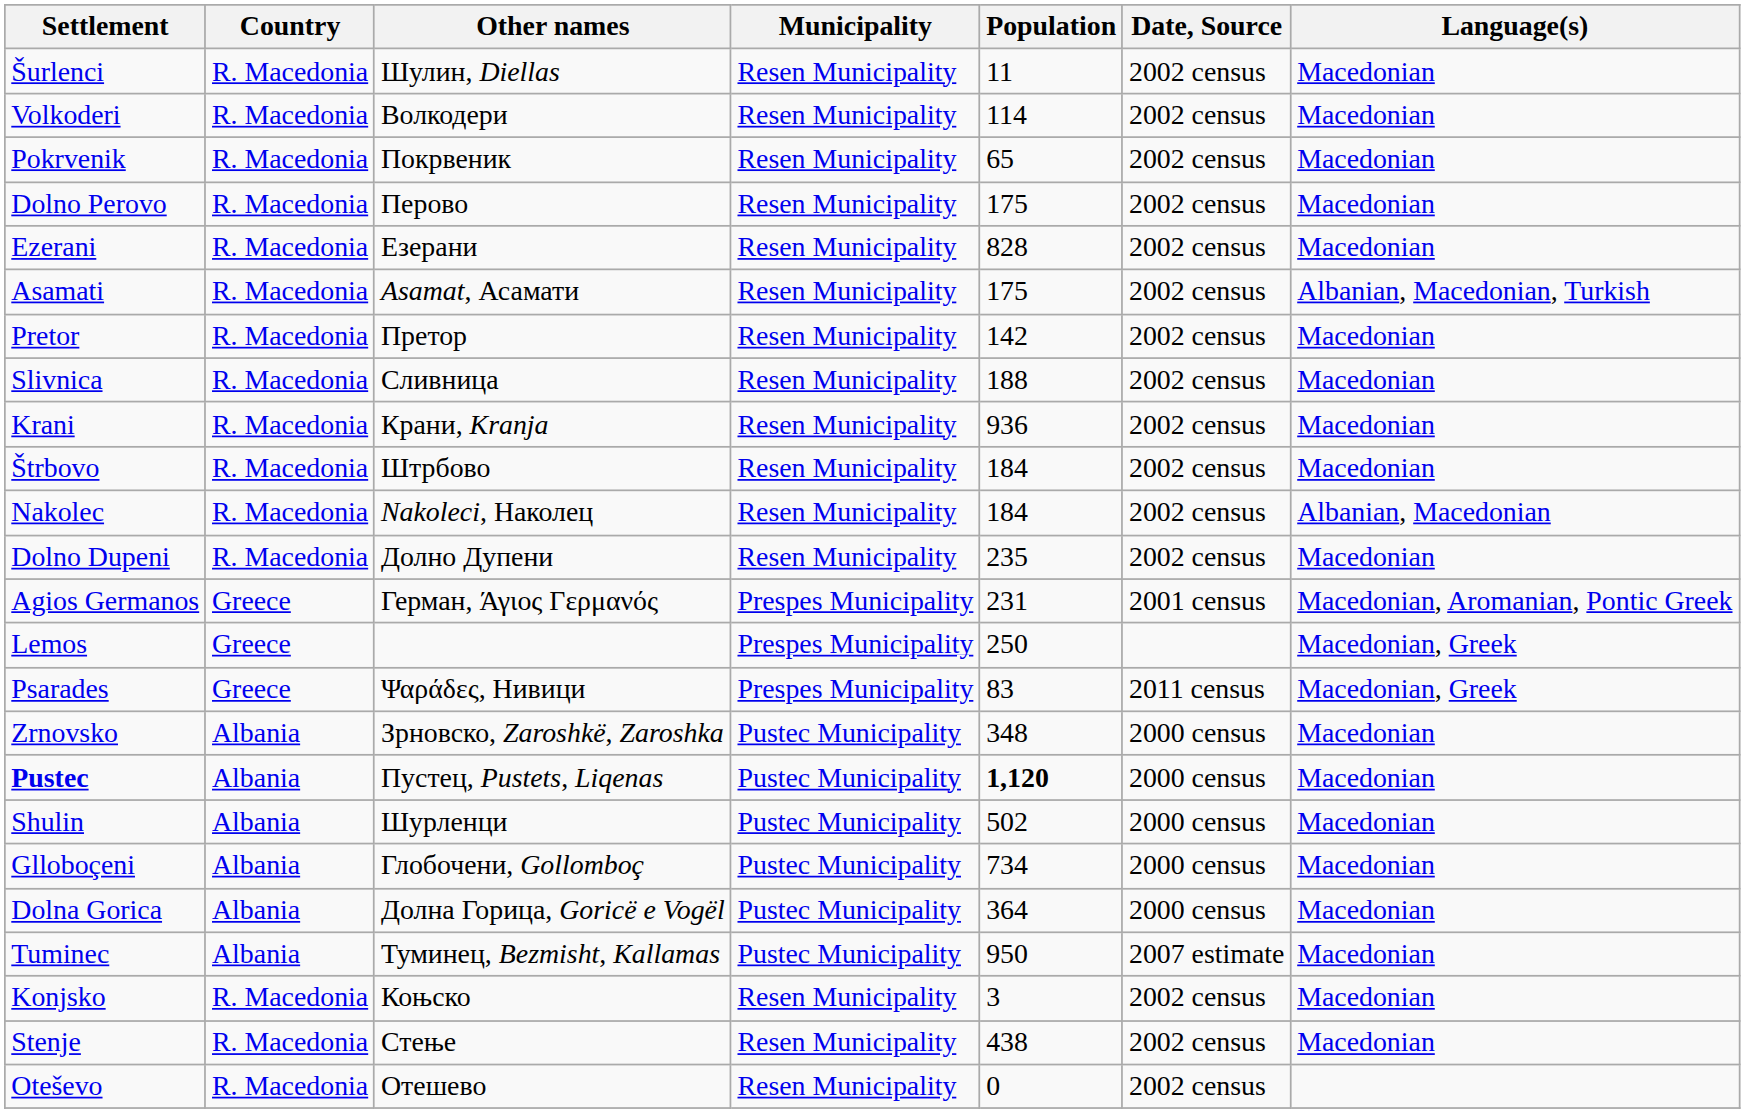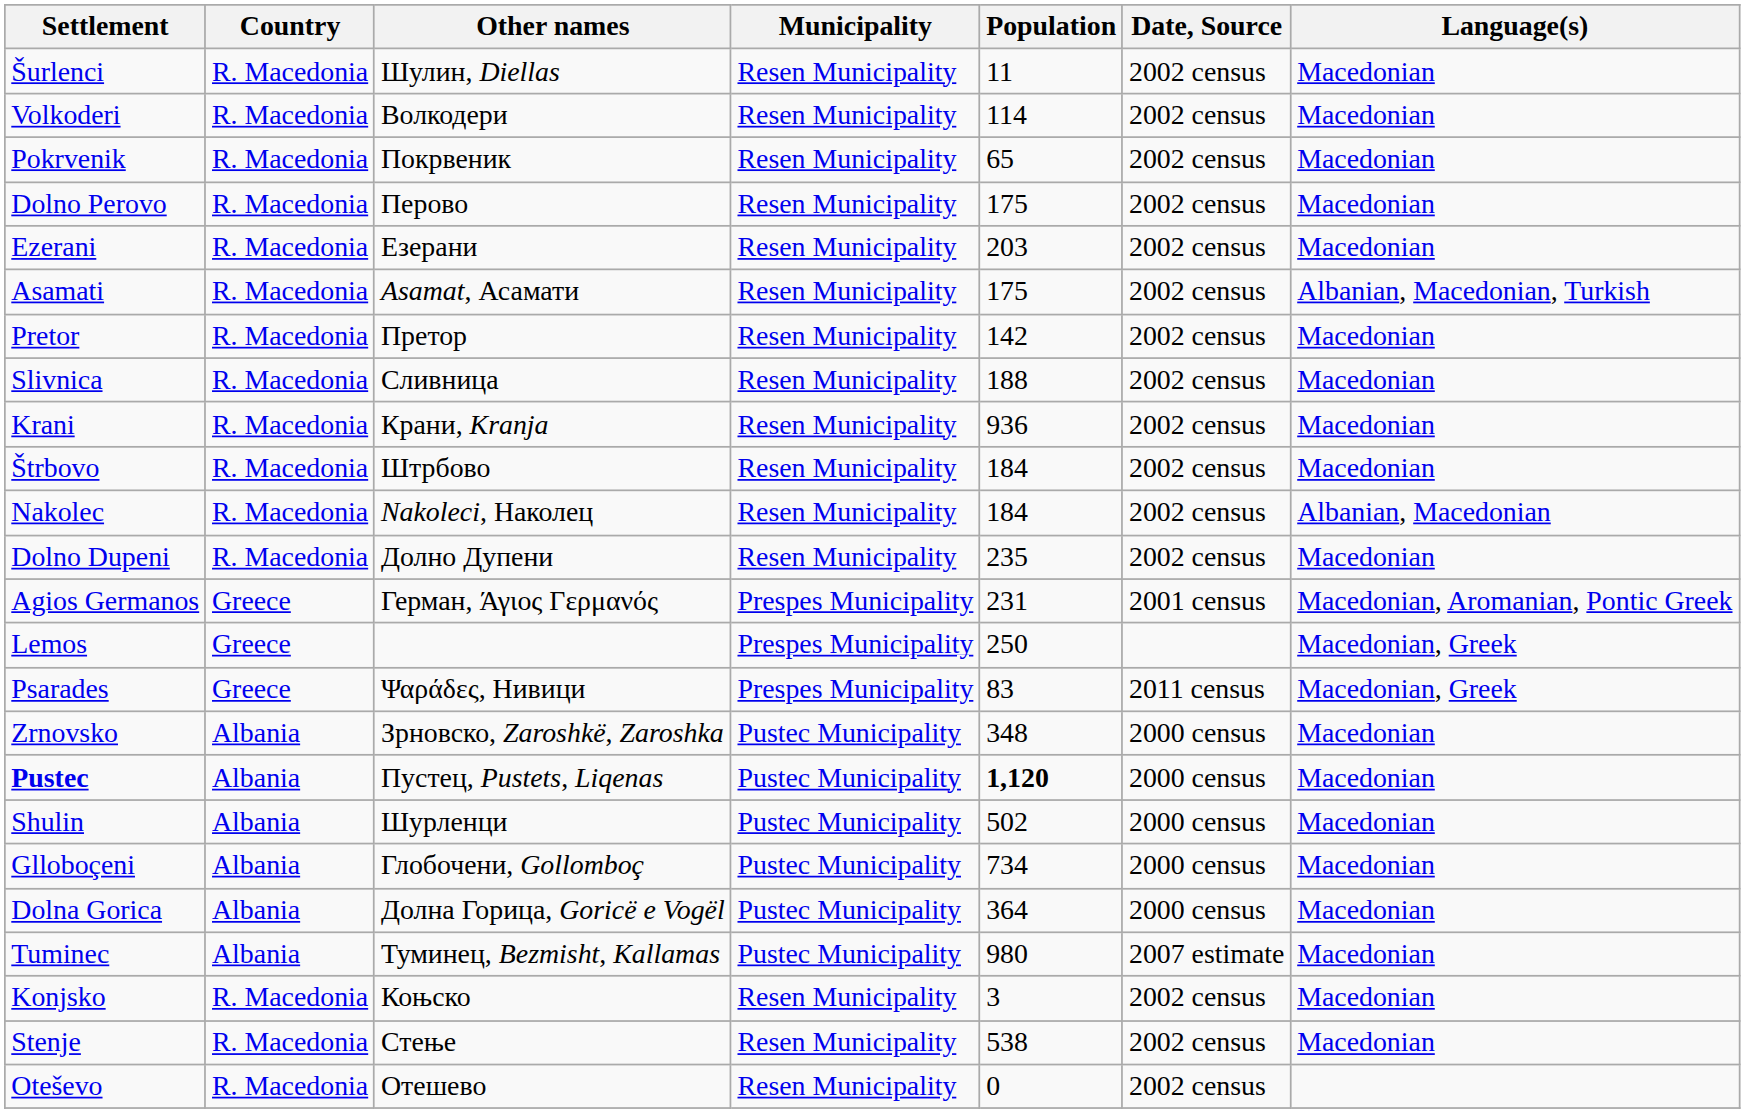(1007, 247) 828 -> (1007, 247) 203
(1007, 953) 950 -> (1007, 953) 980
(1007, 1042) 438 -> (1007, 1042) 538
